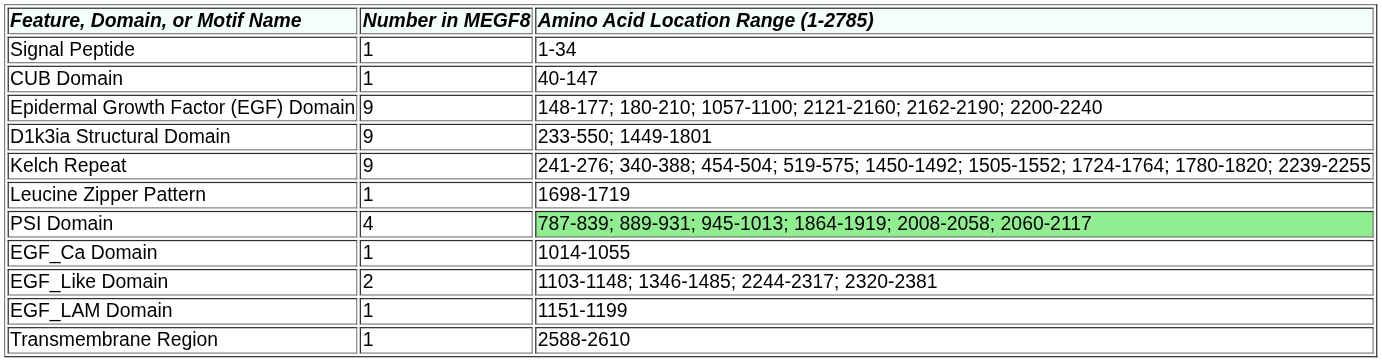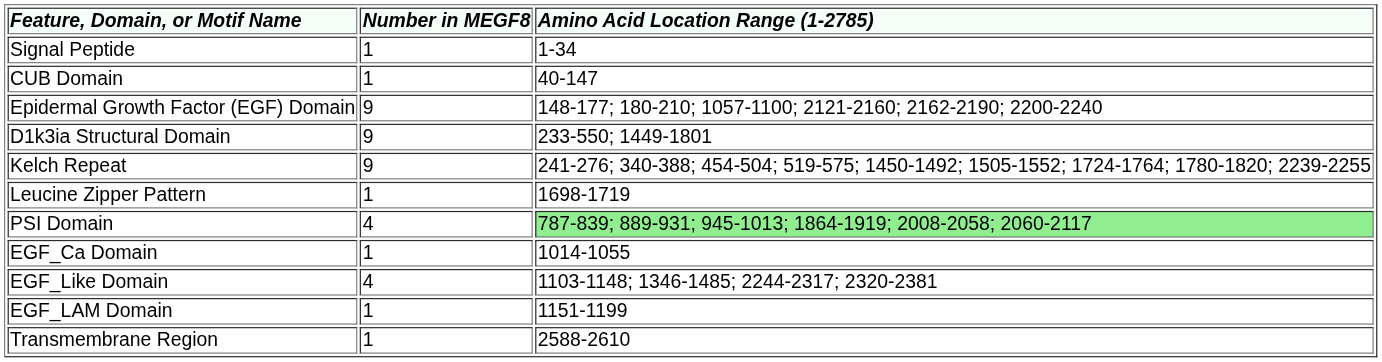(368, 282) 2 -> (368, 282) 4
